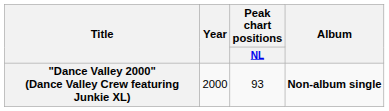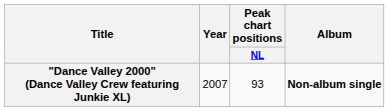(215, 84) 2000 -> (215, 84) 2007
